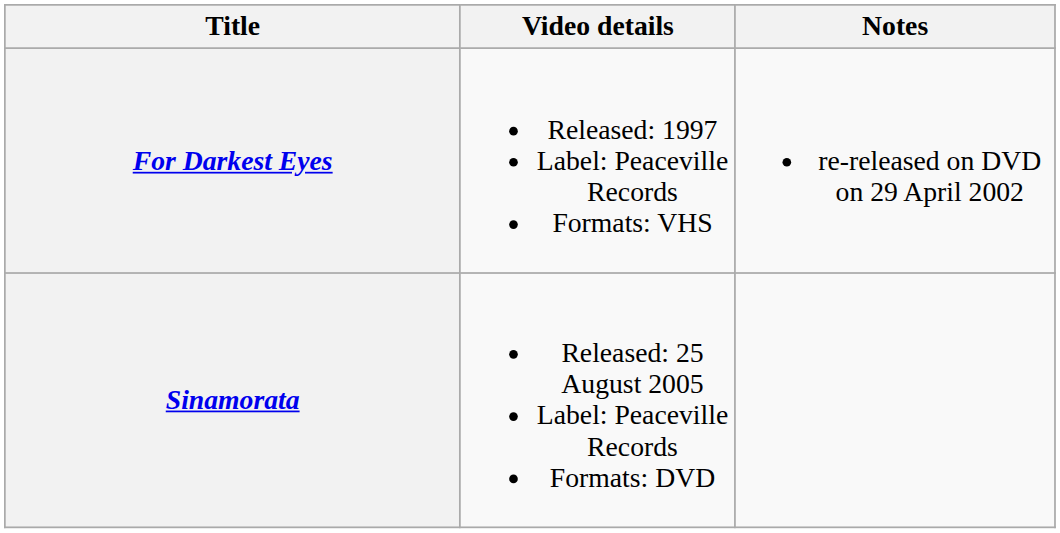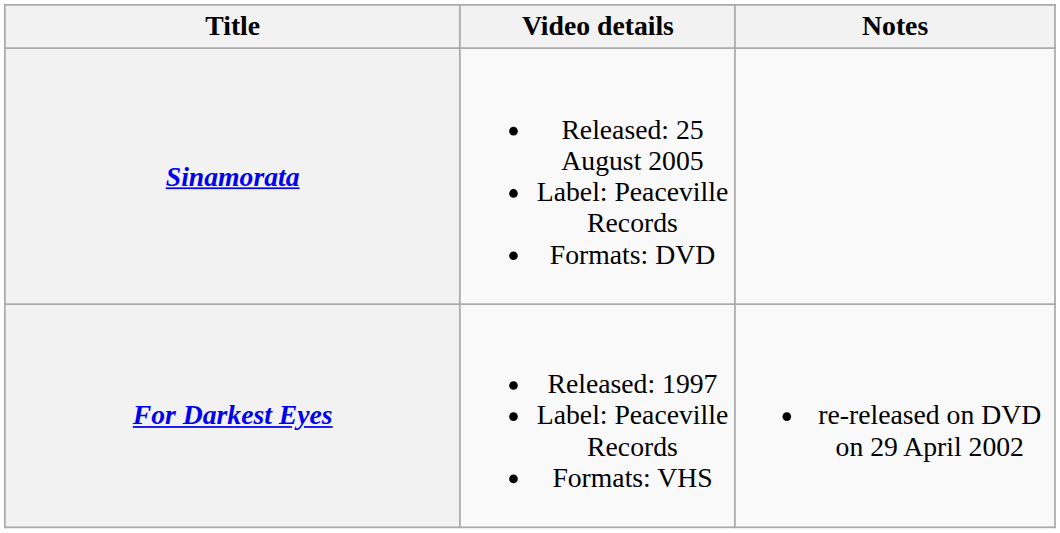rows swapped: (233, 160) <-> (233, 399)
